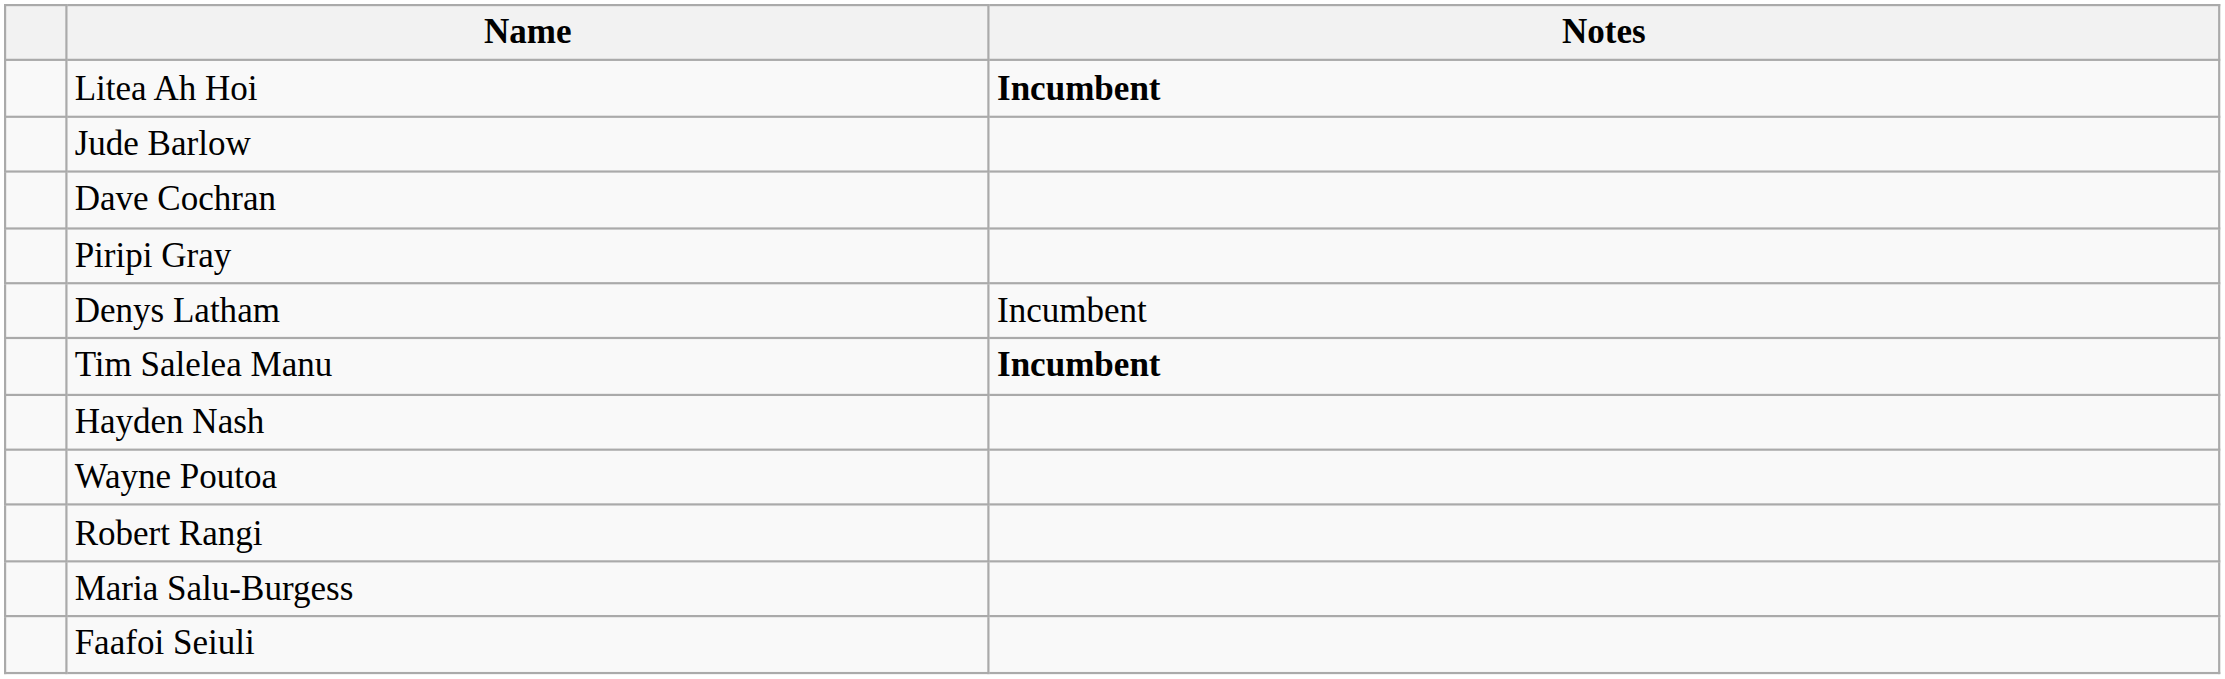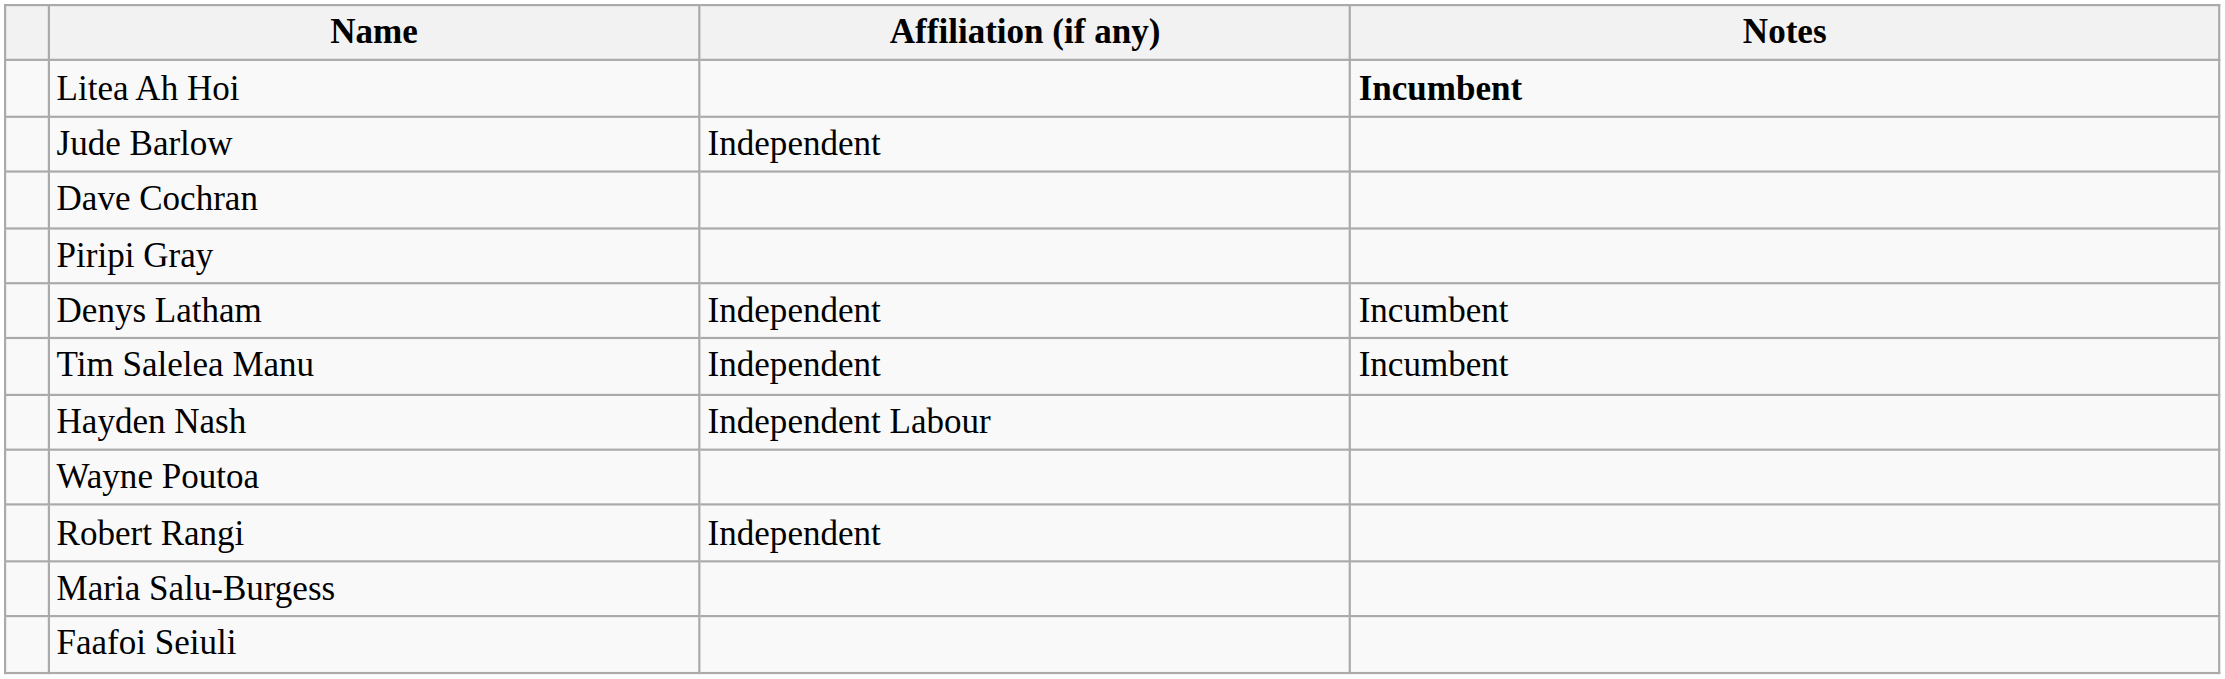+ column: (1025, 32)
(1079, 365) bold -> (1434, 365) normal
